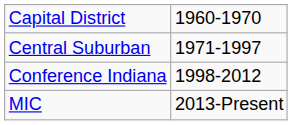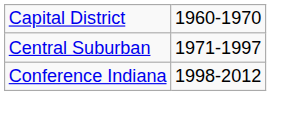- row: (25, 104)
